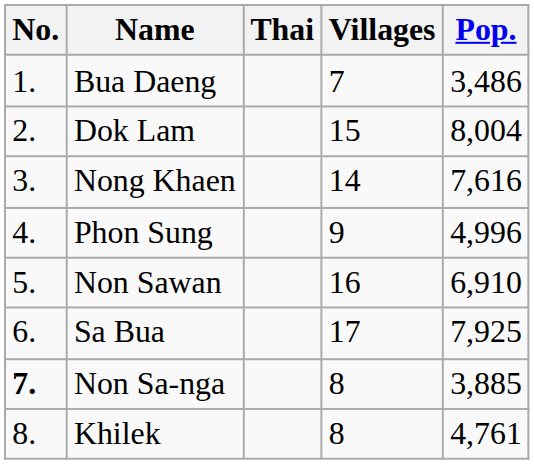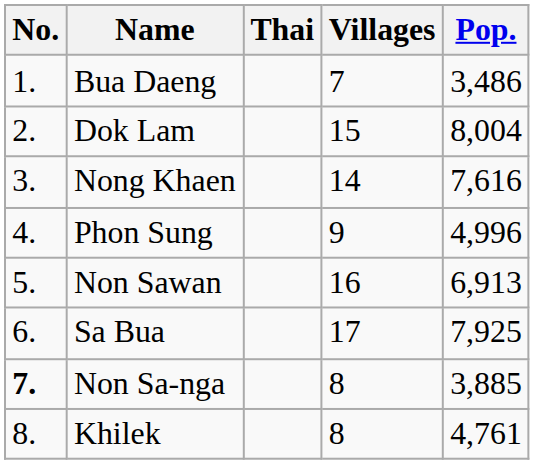(486, 282) 6,910 -> (486, 282) 6,913
